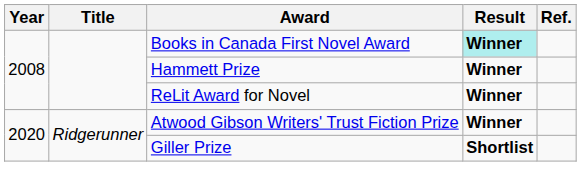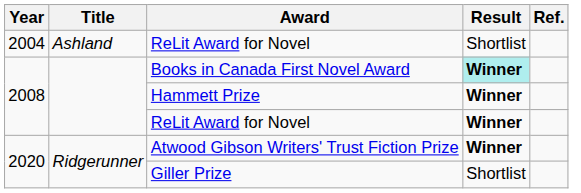+ row: (27, 43)
(500, 148) bold -> (496, 174) normal
